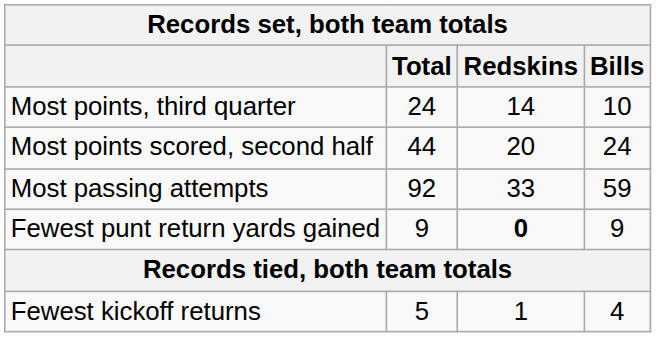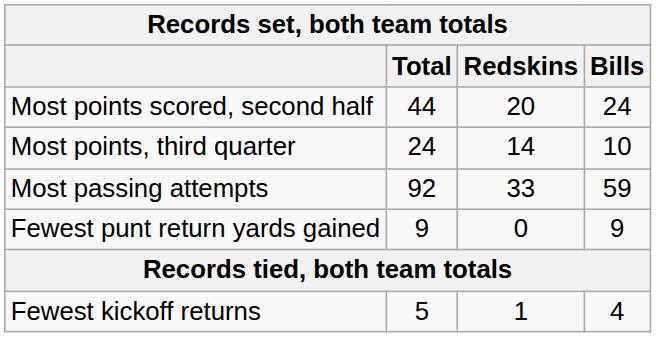rows swapped: (192, 147) <-> (153, 106)
(521, 229) bold -> (521, 229) normal
